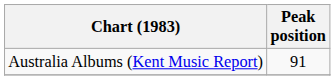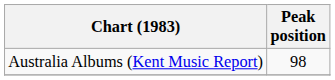(298, 61) 91 -> (298, 61) 98
